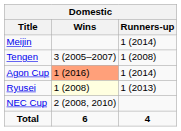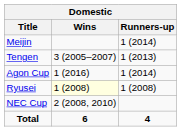(138, 57) 1 (2008) -> (138, 57) 1 (2013)
(72, 73) lightsalmon background -> (72, 73) no background
(138, 88) 1 (2013) -> (138, 88) 1 (2008)
